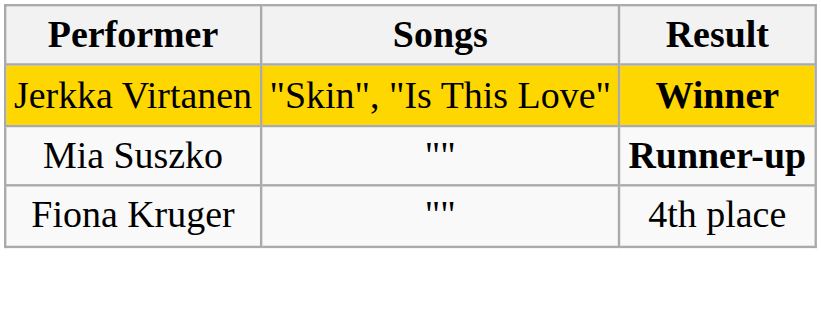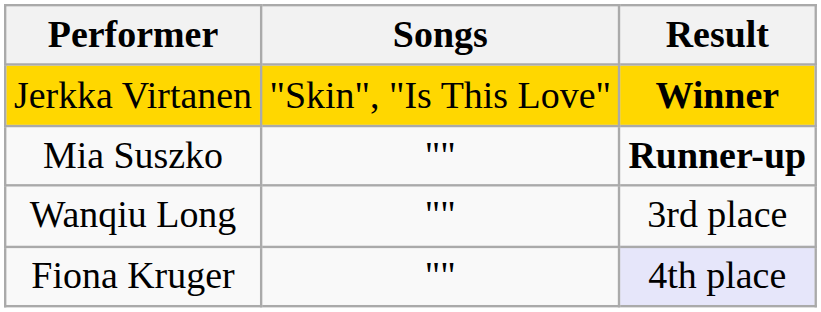+ row: (133, 214)
(717, 214) no background -> (717, 275) lavender background
